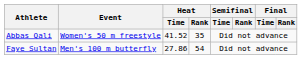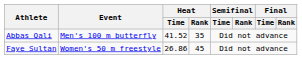(110, 35) Women's 50 m freestyle -> (108, 35) Men's 100 m butterfly
(108, 48) Men's 100 m butterfly -> (110, 48) Women's 50 m freestyle
(176, 48) 27.86 -> (176, 48) 26.86
(200, 48) 54 -> (200, 48) 45
